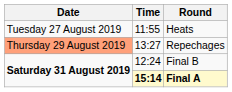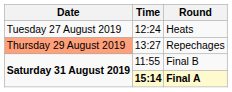(147, 29) 11:55 -> (148, 29) 12:24
(148, 62) 12:24 -> (147, 62) 11:55
